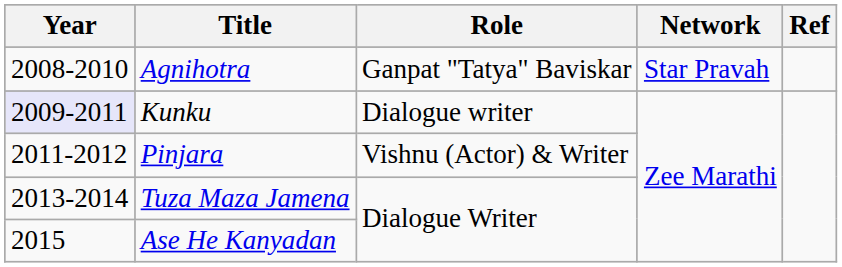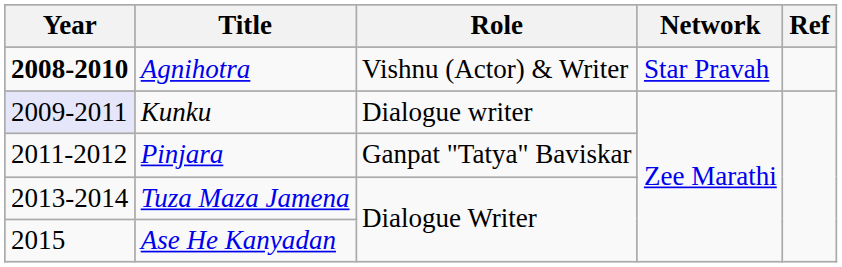(70, 68) normal -> (70, 68) bold
(497, 68) Ganpat "Tatya" Baviskar -> (495, 68) Vishnu (Actor) & Writer
(495, 154) Vishnu (Actor) & Writer -> (497, 154) Ganpat "Tatya" Baviskar
